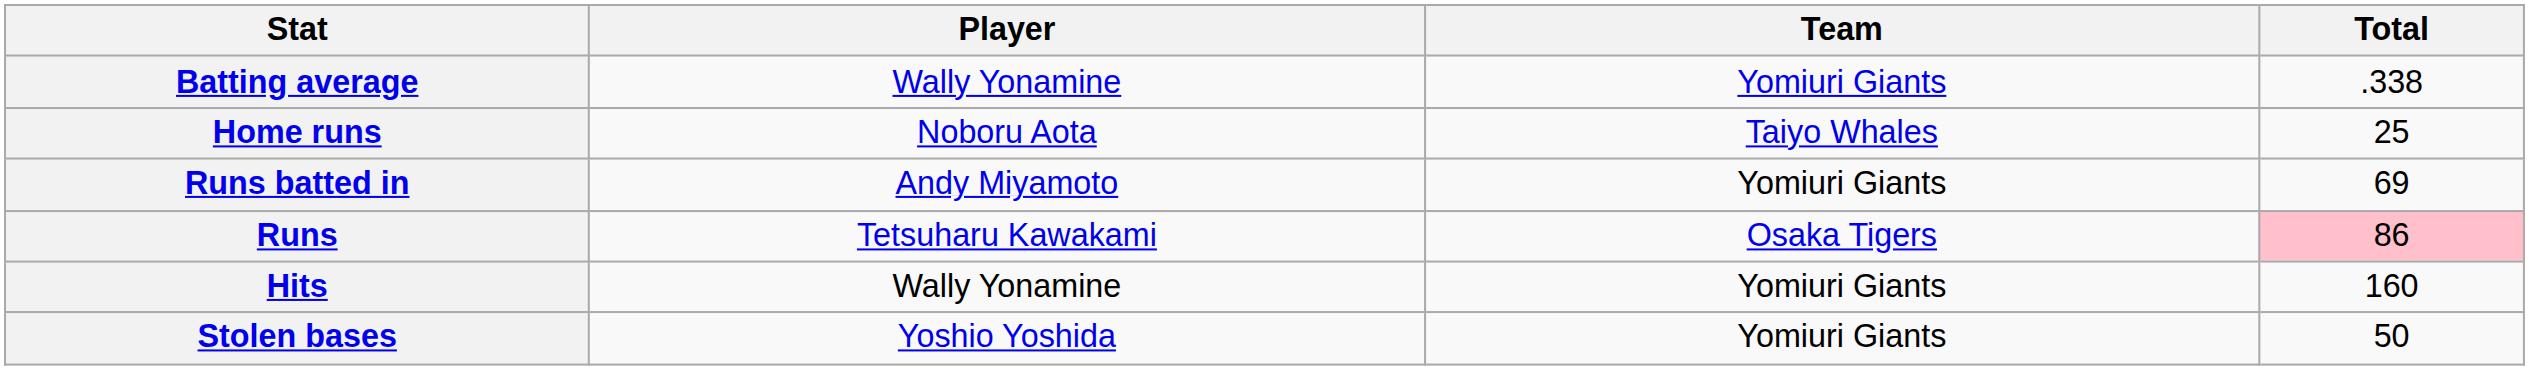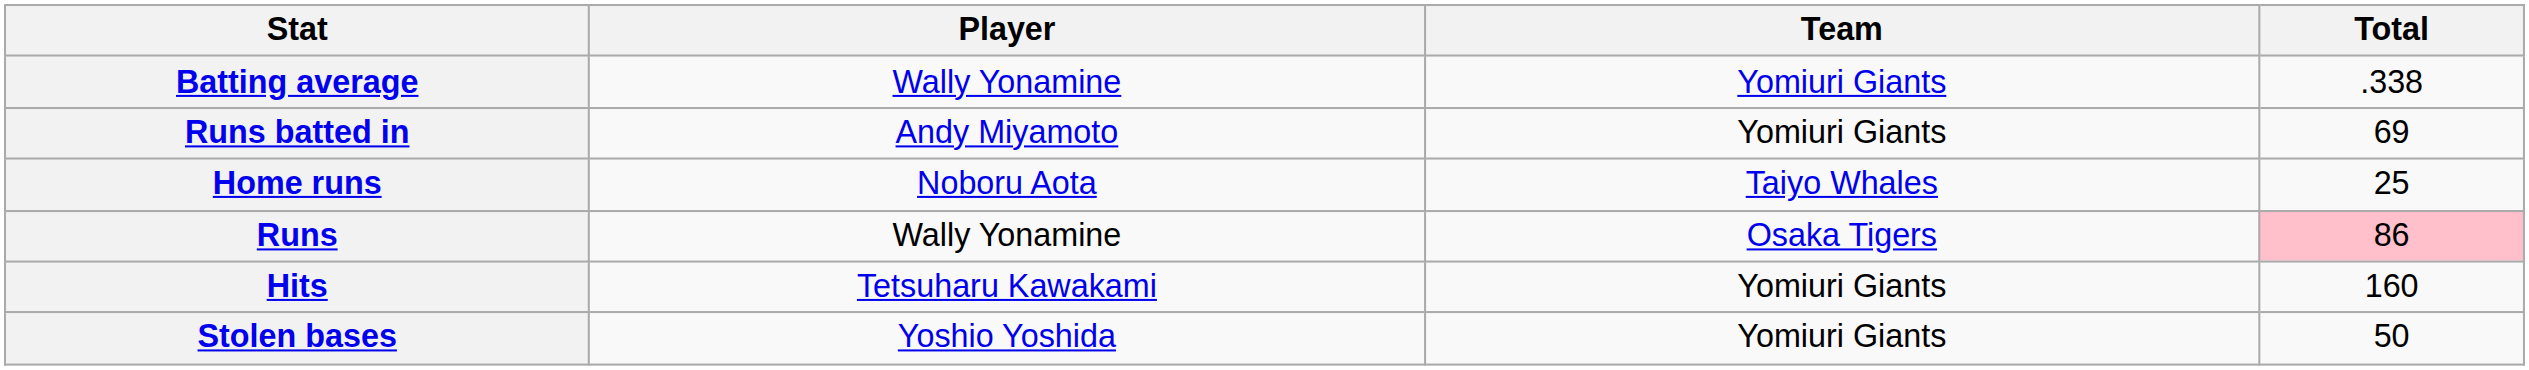rows swapped: (297, 132) <-> (297, 183)
(1007, 235) Tetsuharu Kawakami -> (1007, 235) Wally Yonamine
(1007, 286) Wally Yonamine -> (1007, 286) Tetsuharu Kawakami
